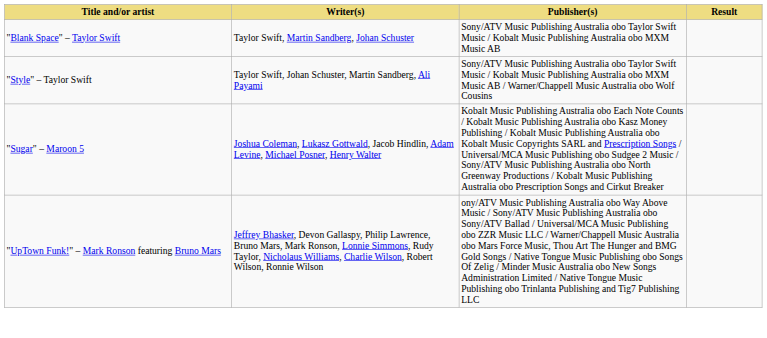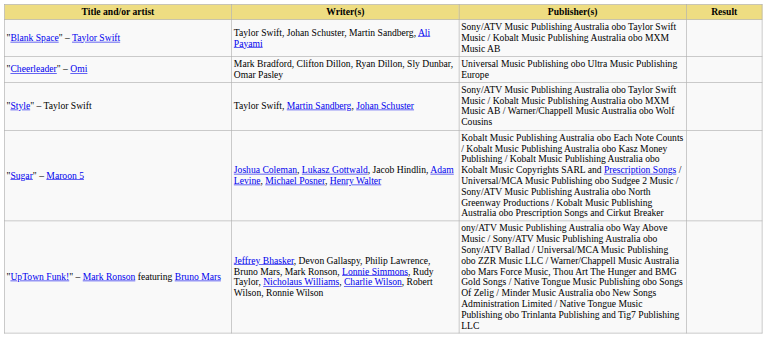(324, 38) Taylor Swift, Martin Sandberg, Johan Schuster -> (332, 38) Taylor Swift, Johan Schuster, Martin Sandberg, Ali Payami
+ row: (47, 69)
(332, 80) Taylor Swift, Johan Schuster, Martin Sandberg, Ali Payami -> (324, 106) Taylor Swift, Martin Sandberg, Johan Schuster
